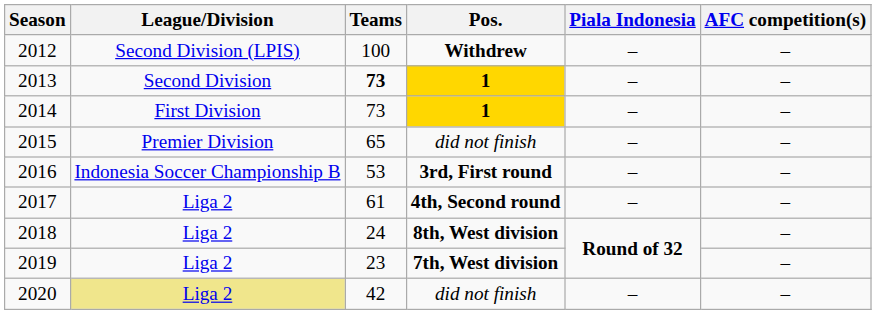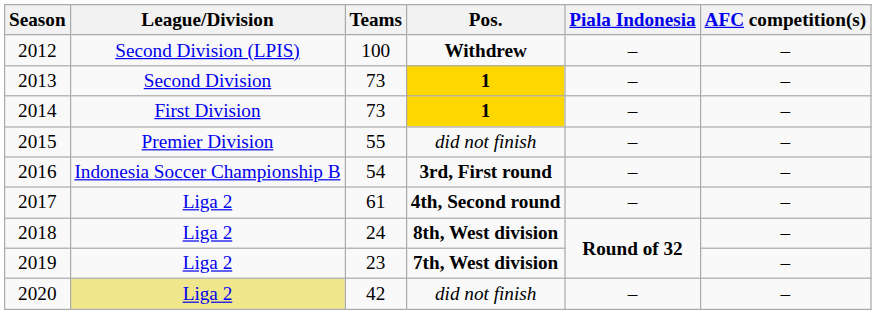(376, 80) bold -> (376, 80) normal
(376, 141) 65 -> (376, 141) 55
(376, 171) 53 -> (376, 171) 54
